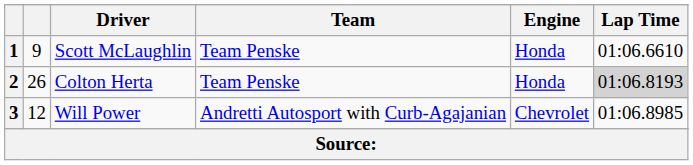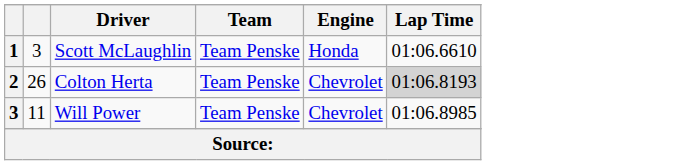(37, 51) 9 -> (37, 51) 3
(540, 82) Honda -> (346, 82) Chevrolet
(37, 113) 12 -> (37, 113) 11
(353, 113) Andretti Autosport with Curb-Agajanian -> (250, 113) Team Penske
